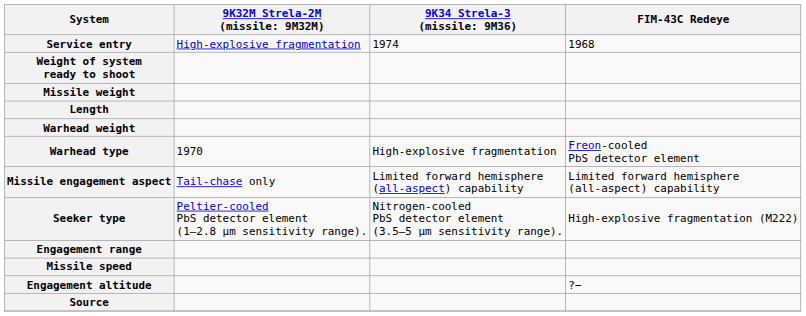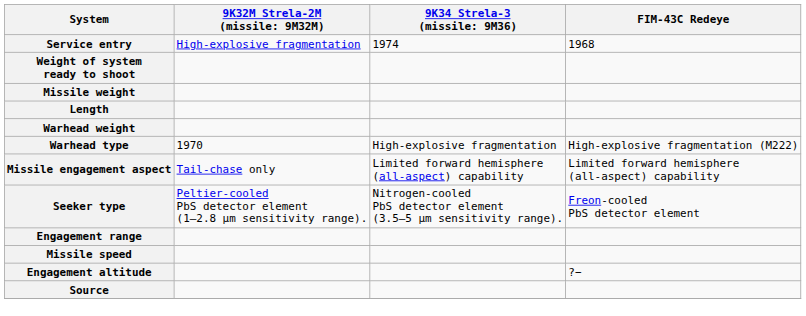(634, 152) Freon-cooled PbS detector element -> (683, 145) High-explosive fragmentation (M222)
(683, 219) High-explosive fragmentation (M222) -> (634, 206) Freon-cooled PbS detector element
